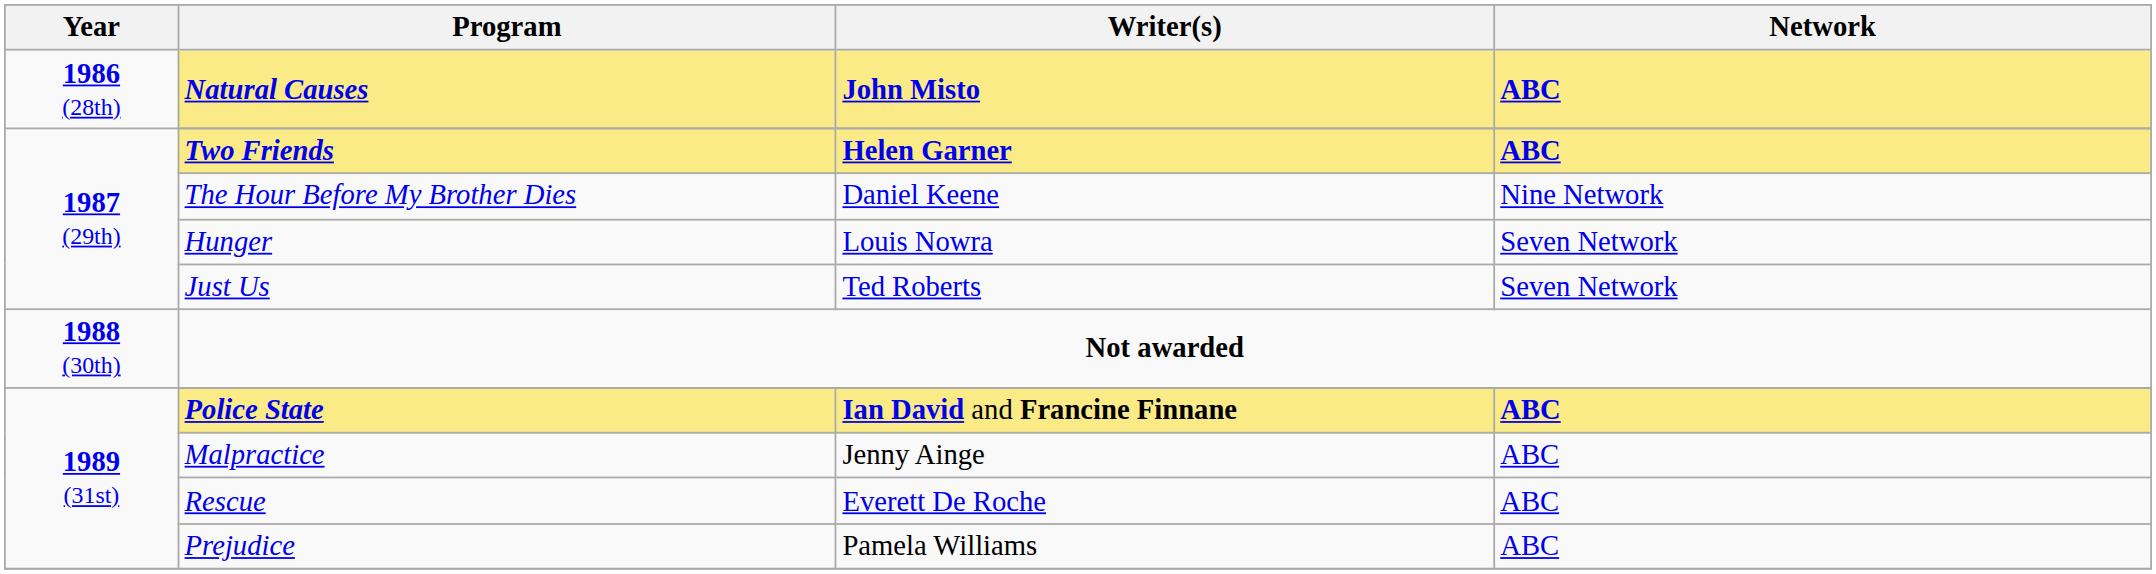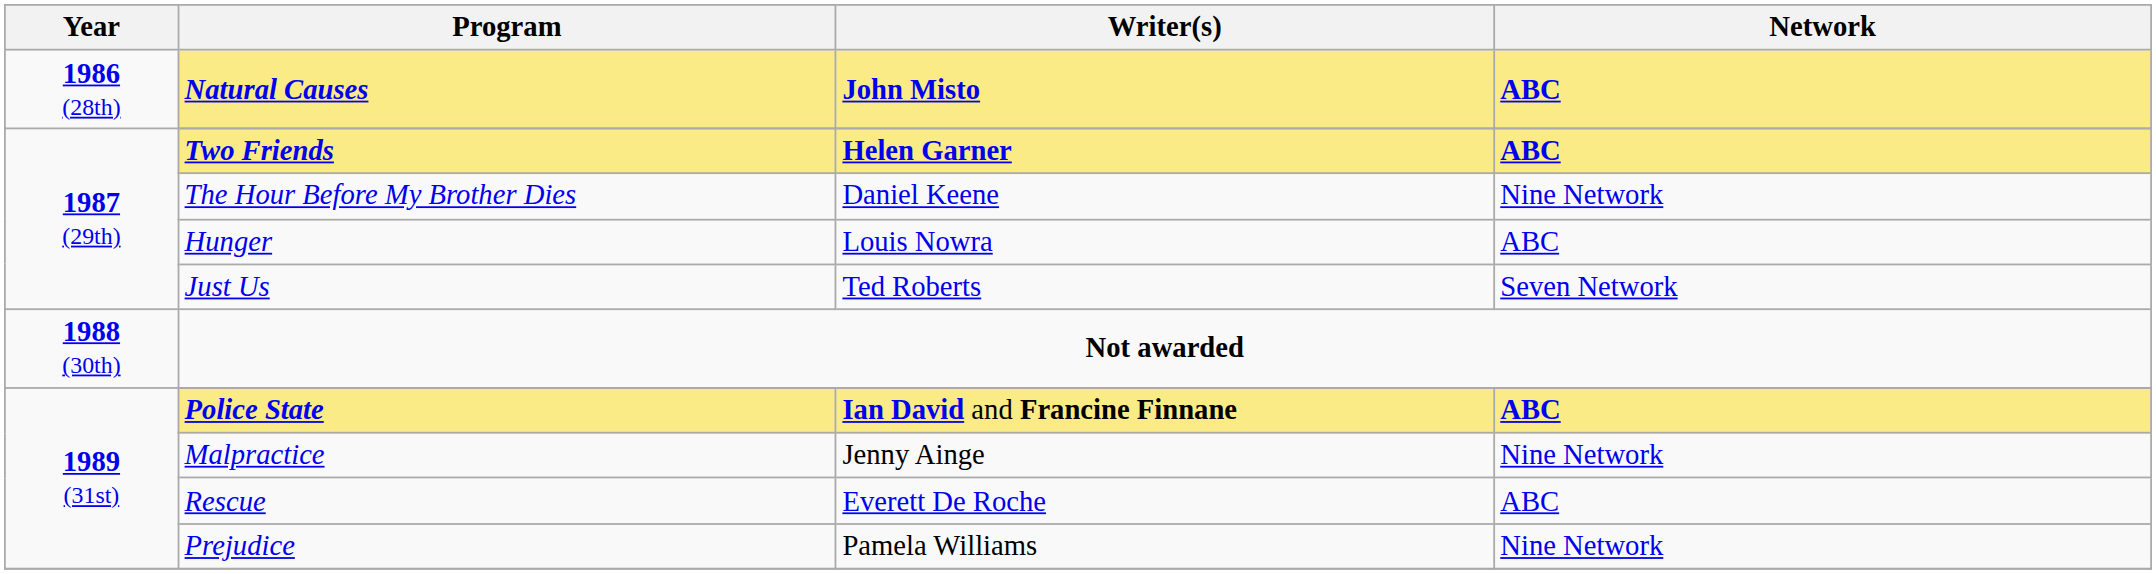(1589, 241) Seven Network -> (1530, 241) ABC
(1530, 455) ABC -> (1582, 455) Nine Network
(1530, 545) ABC -> (1582, 545) Nine Network
